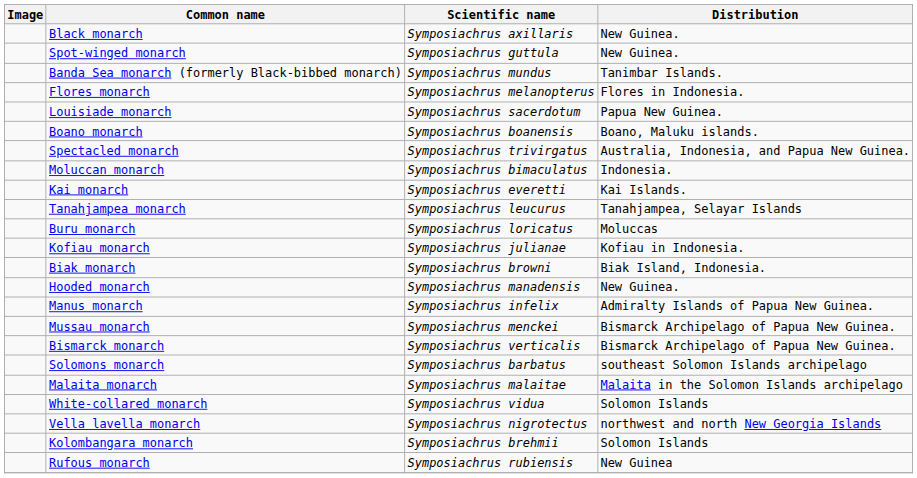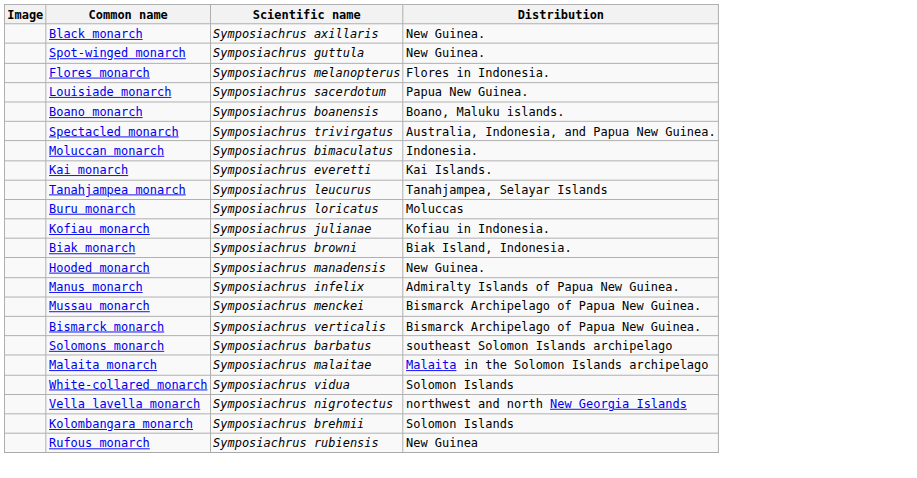- row: (225, 73)
